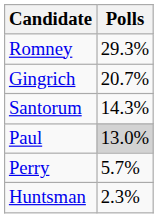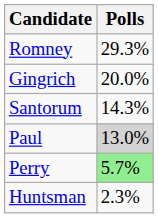(125, 78) 20.7% -> (125, 78) 20.0%
(120, 167) no background -> (120, 167) lightgreen background
